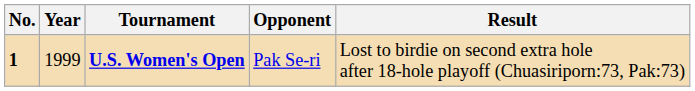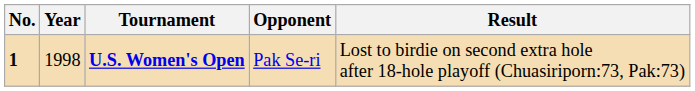(62, 60) 1999 -> (62, 60) 1998
